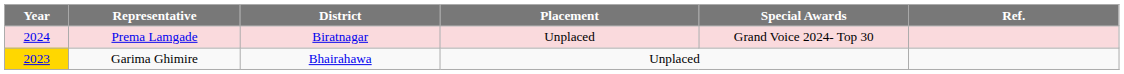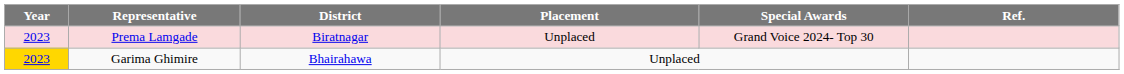(37, 36) 2024 -> (37, 36) 2023
